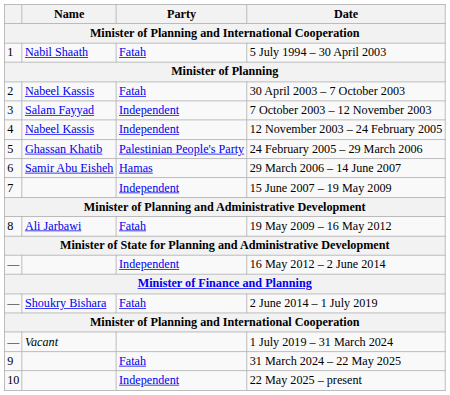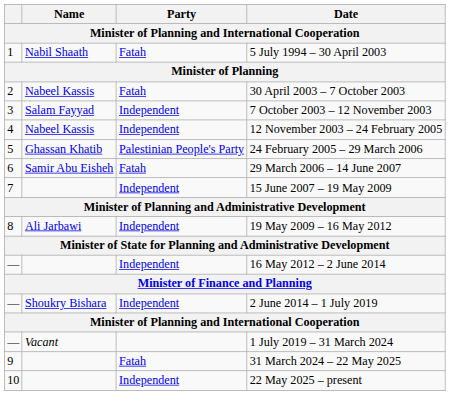(136, 168) Hamas -> (133, 168) Fatah
(133, 226) Fatah -> (149, 226) Independent
(133, 303) Fatah -> (149, 303) Independent
